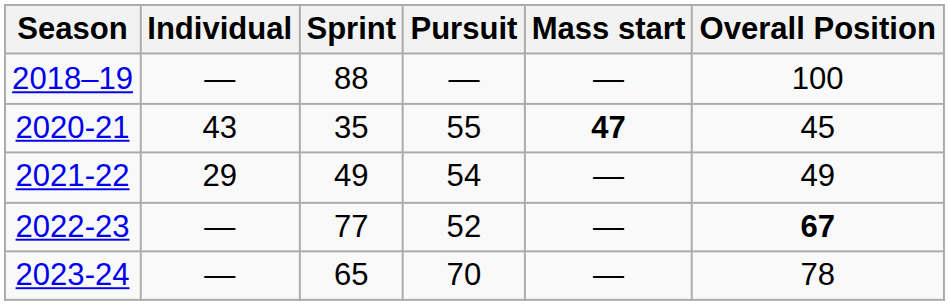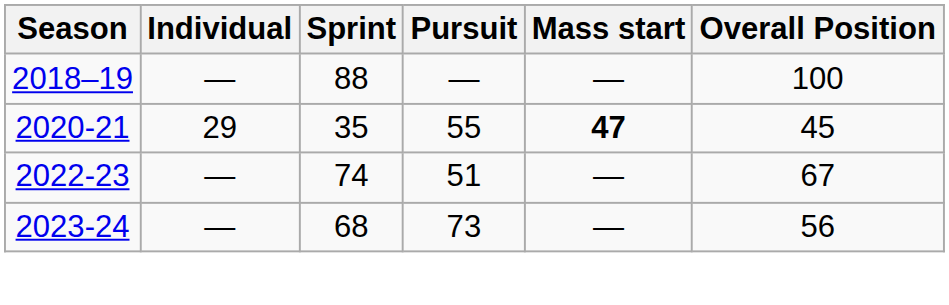(220, 127) 43 -> (220, 127) 29
- row: (73, 176)
(351, 226) 77 -> (351, 176) 74
(464, 226) 52 -> (464, 176) 51
(818, 226) bold -> (818, 176) normal
(351, 275) 65 -> (351, 226) 68
(464, 275) 70 -> (464, 226) 73
(818, 275) 78 -> (818, 226) 56
